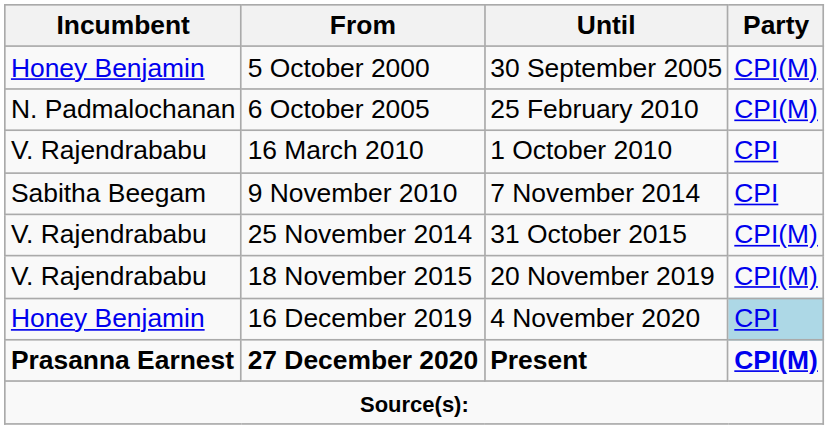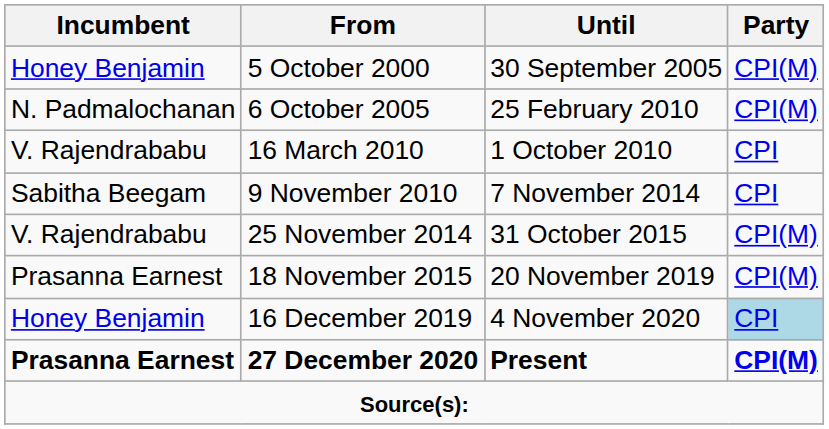(109, 276) V. Rajendrababu -> (117, 276) Prasanna Earnest
